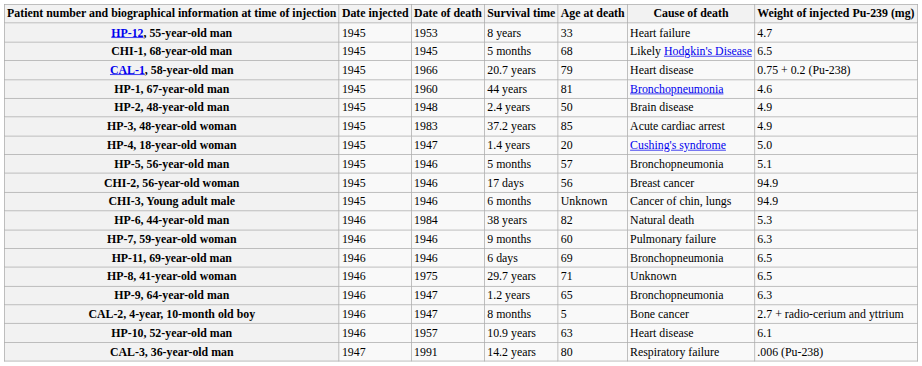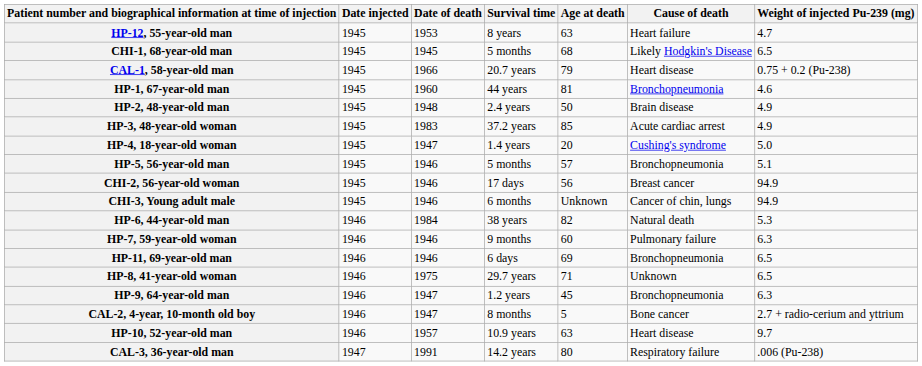(567, 32) 33 -> (567, 32) 63
(567, 295) 65 -> (567, 295) 45
(765, 333) 6.1 -> (765, 333) 9.7
